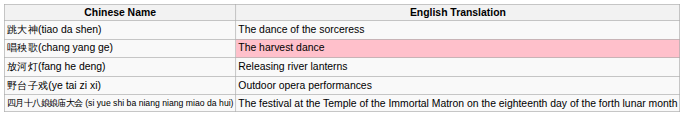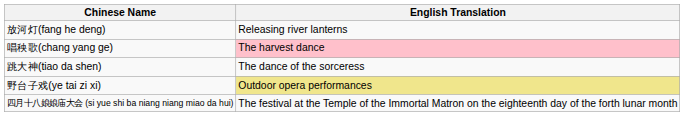rows swapped: (54, 29) <-> (56, 66)
(305, 85) no background -> (305, 85) khaki background
